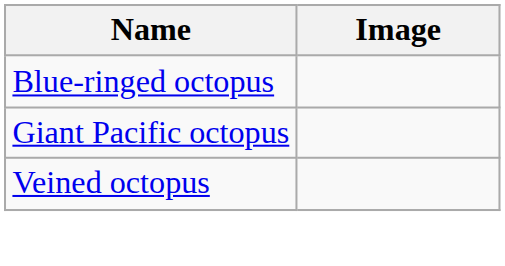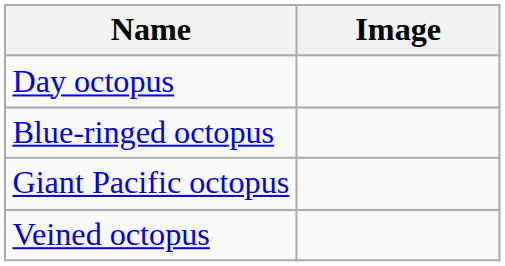+ row: (93, 81)
